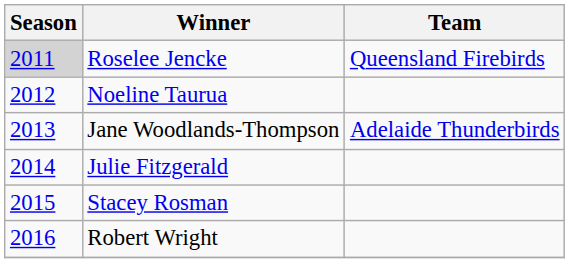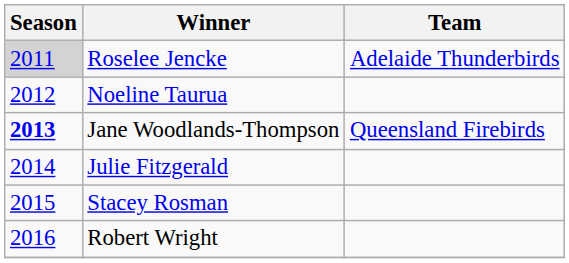(447, 58) Queensland Firebirds -> (455, 58) Adelaide Thunderbirds
(33, 130) normal -> (33, 130) bold
(455, 130) Adelaide Thunderbirds -> (447, 130) Queensland Firebirds
